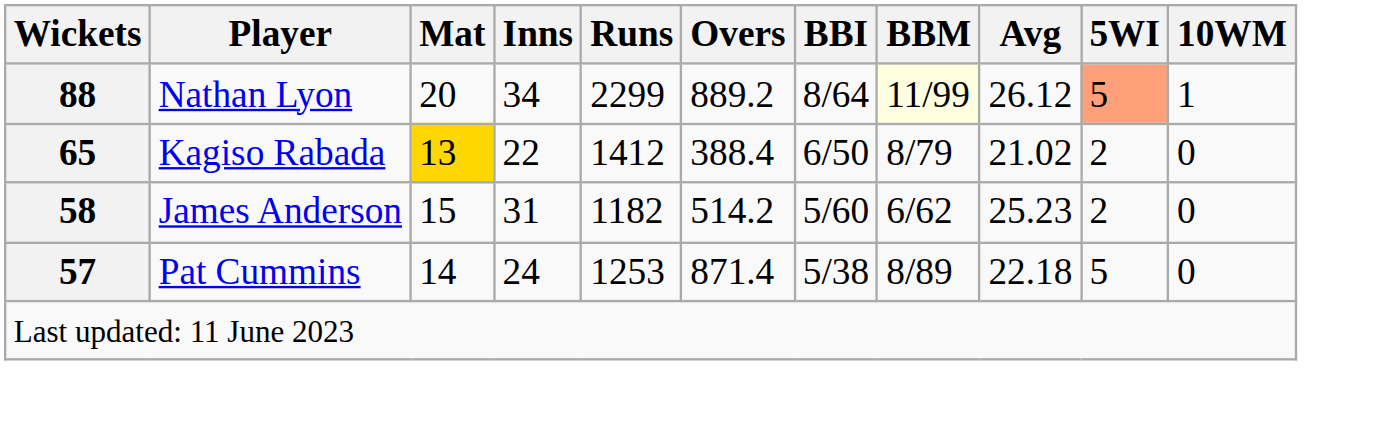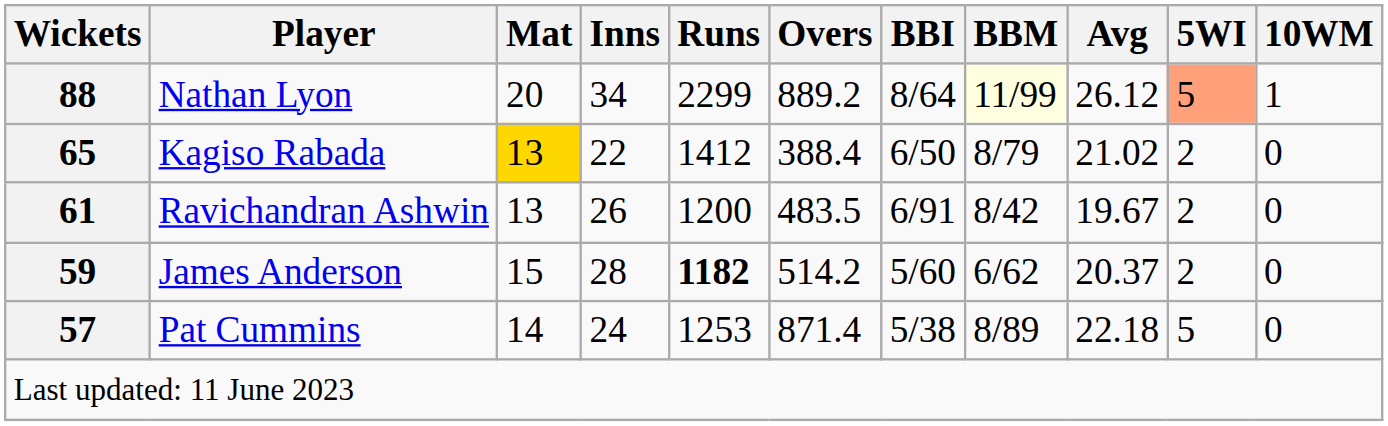+ row: (324, 211)
(78, 211) 58 -> (78, 270) 59
(521, 211) 31 -> (608, 270) 28
(627, 211) normal -> (713, 270) bold
(1030, 211) 25.23 -> (1117, 270) 20.37
